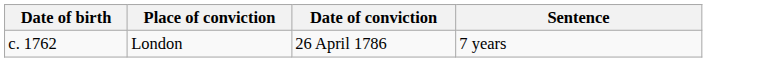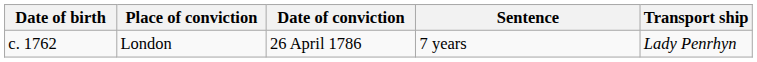+ column: (696, 17)
